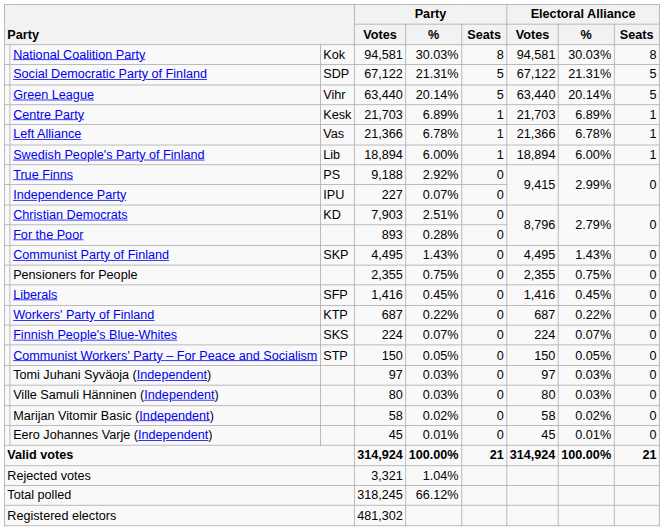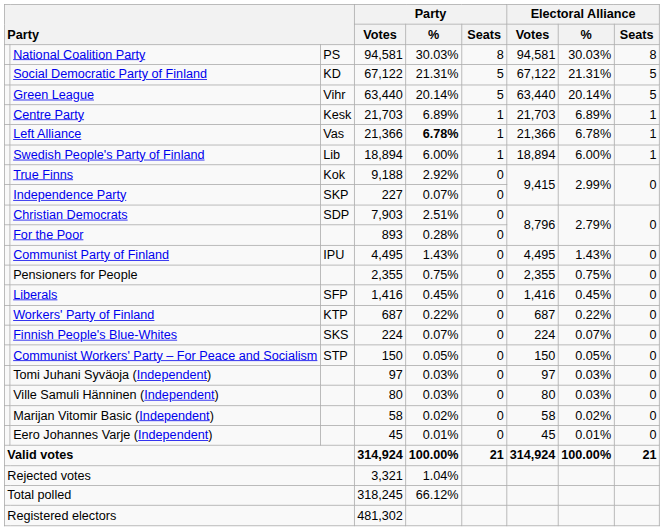(334, 54) Kok -> (332, 54) PS
(336, 74) SDP -> (332, 74) KD
(441, 134) normal -> (441, 134) bold
(332, 174) PS -> (334, 174) Kok
(334, 194) IPU -> (336, 194) SKP
(332, 214) KD -> (336, 214) SDP
(336, 255) SKP -> (334, 255) IPU
